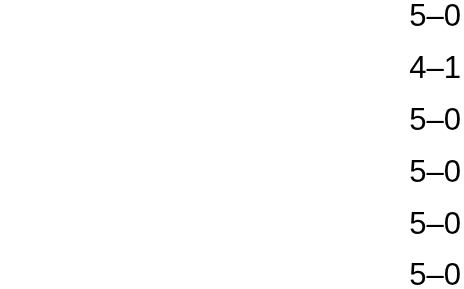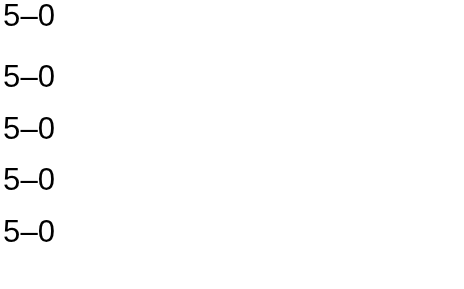- row: (156, 67)
